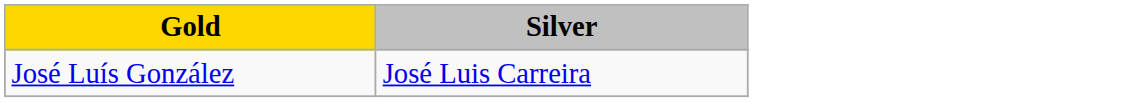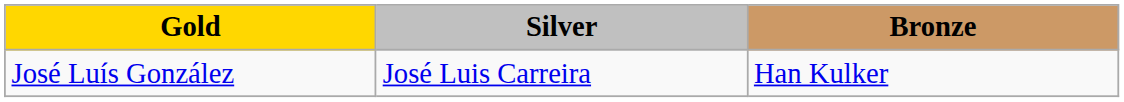+ column: (933, 27)
